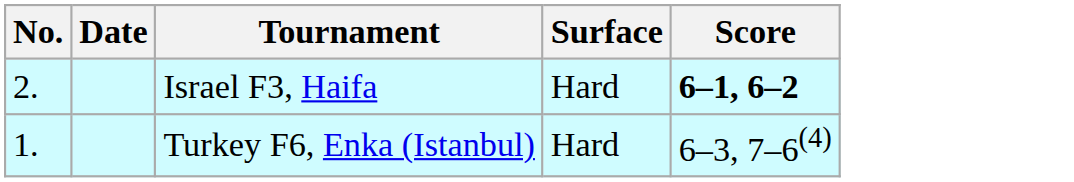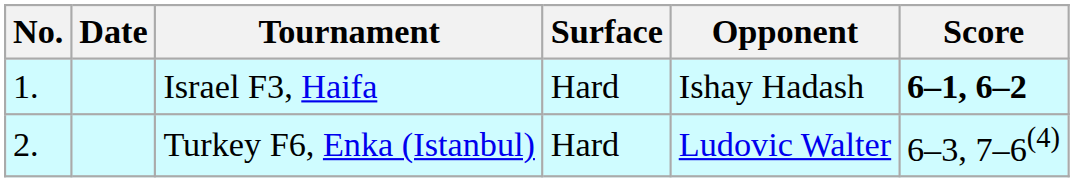+ column: (785, 31)
(26, 85) 2. -> (26, 85) 1.
(26, 144) 1. -> (26, 144) 2.
